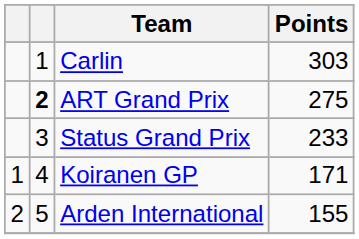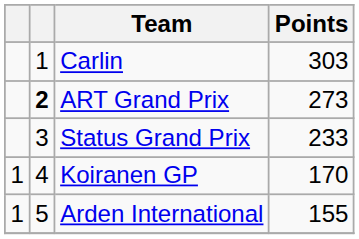(328, 99) 275 -> (328, 99) 273
(328, 175) 171 -> (328, 175) 170
(17, 213) 2 -> (17, 213) 1
